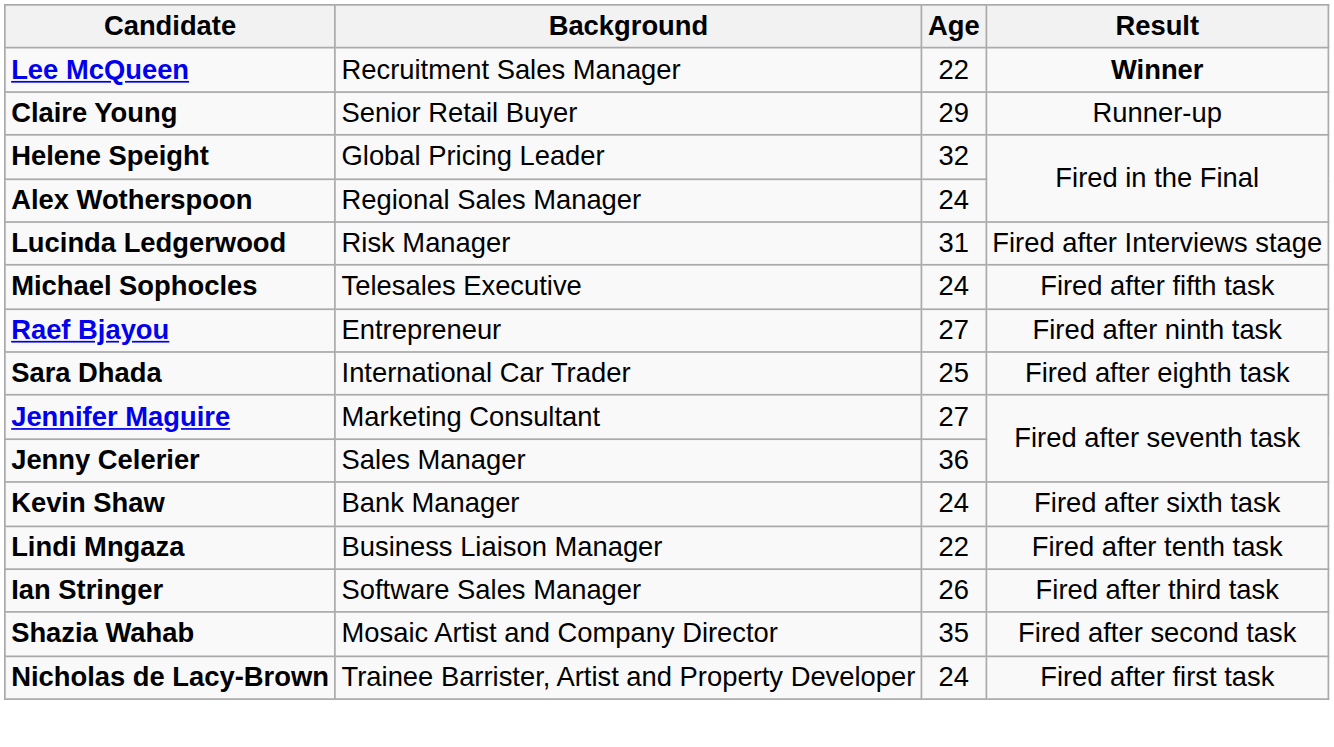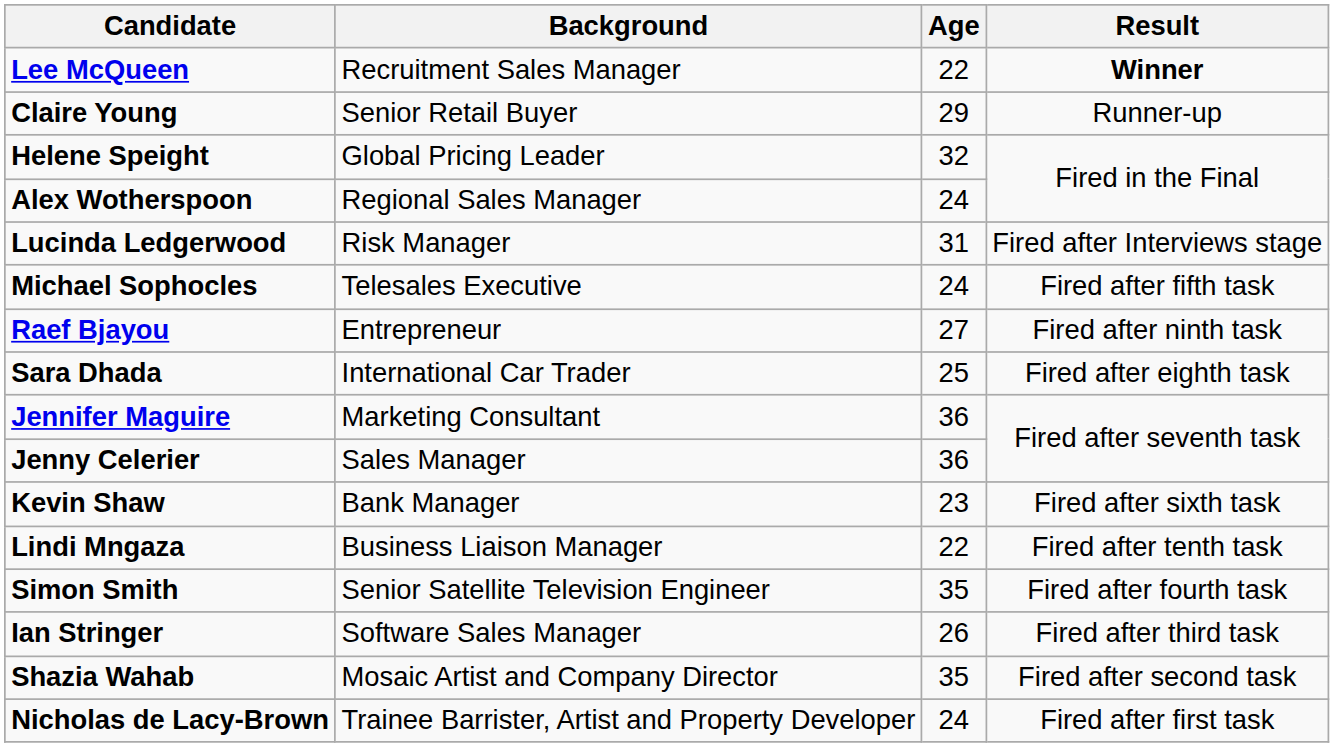(954, 416) 27 -> (954, 416) 36
(954, 503) 24 -> (954, 503) 23
+ row: (95, 590)
